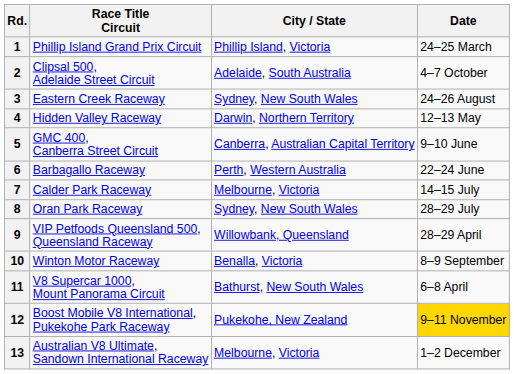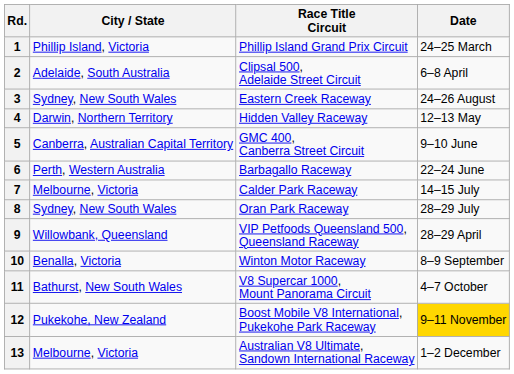columns swapped: (121, 20) <-> (314, 20)
(454, 73) 4–7 October -> (444, 73) 6–8 April
(444, 287) 6–8 April -> (454, 287) 4–7 October
